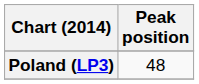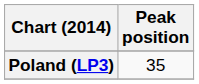(156, 65) 48 -> (156, 65) 35
